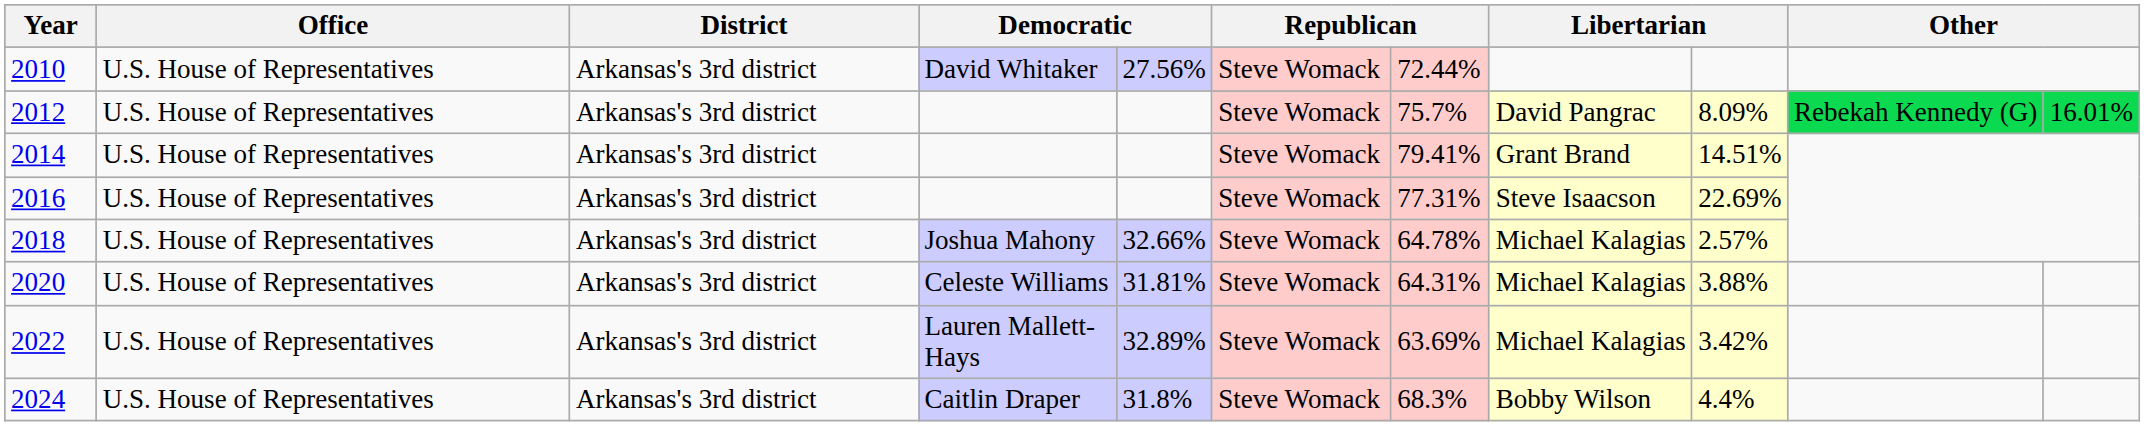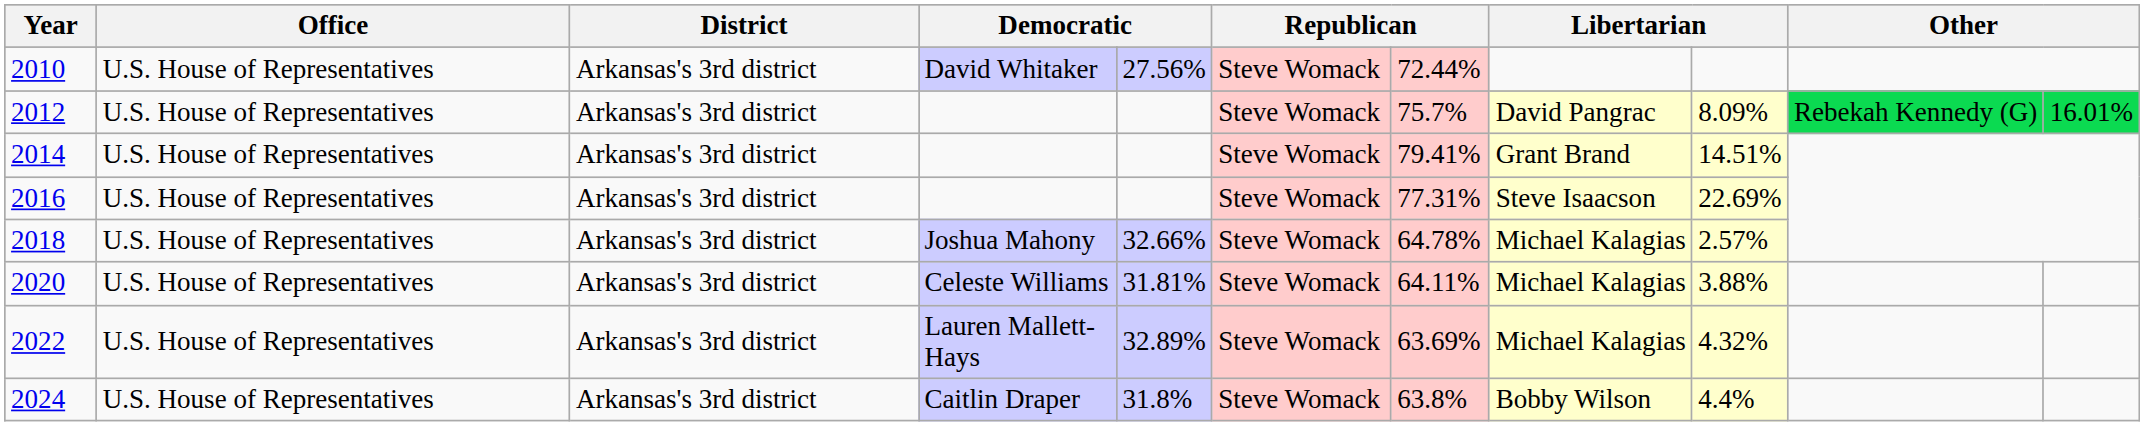(1439, 283) 64.31% -> (1438, 283) 64.11%
(1733, 341) 3.42% -> (1733, 341) 4.32%
(1432, 399) 68.3% -> (1432, 399) 63.8%
